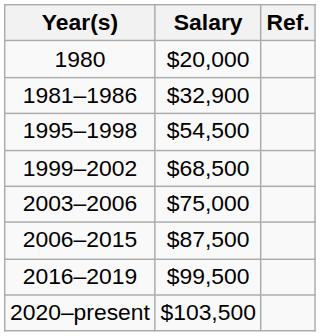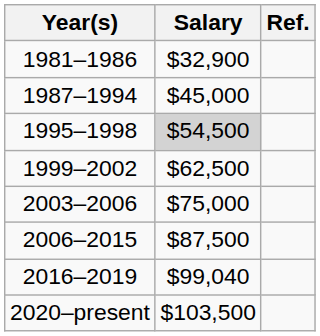- row: (80, 58)
+ row: (80, 95)
(208, 131) no background -> (208, 131) lightgrey background
(208, 167) $68,500 -> (208, 167) $62,500
(208, 276) $99,500 -> (208, 276) $99,040
